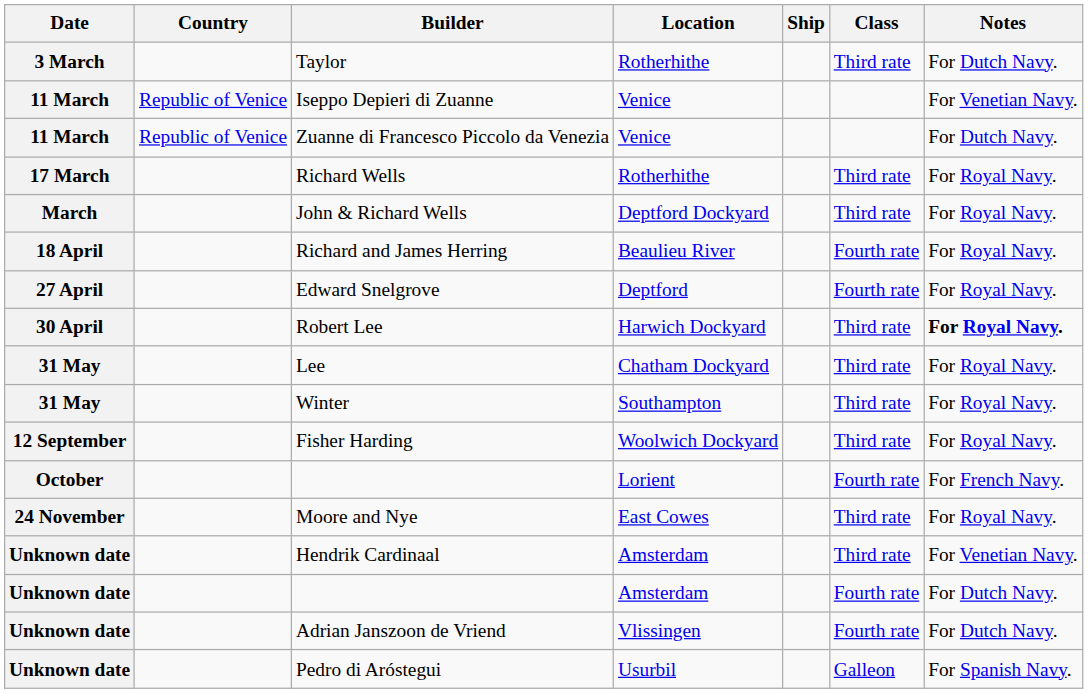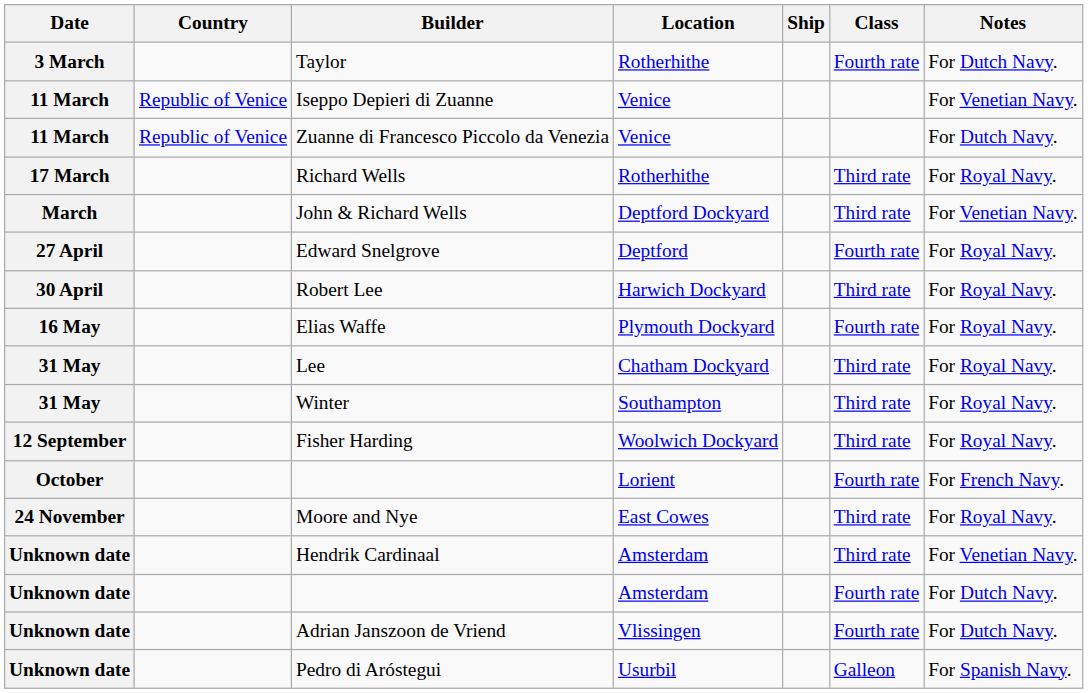(872, 61) Third rate -> (877, 61) Fourth rate
(992, 213) For Royal Navy. -> (1003, 213) For Venetian Navy.
- row: (402, 251)
(995, 327) bold -> (992, 289) normal
+ row: (341, 327)
